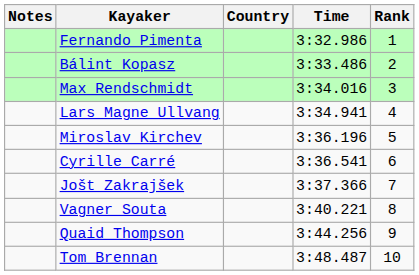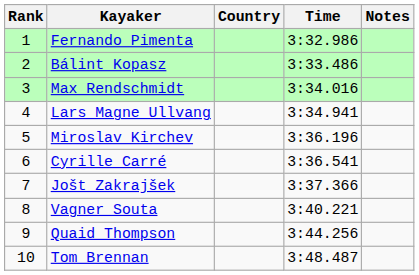columns swapped: (392, 17) <-> (30, 17)
